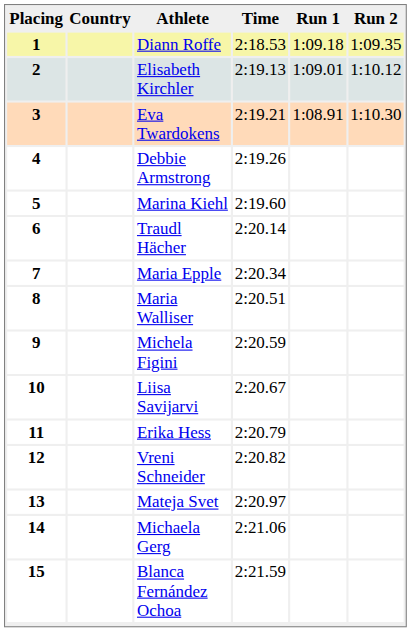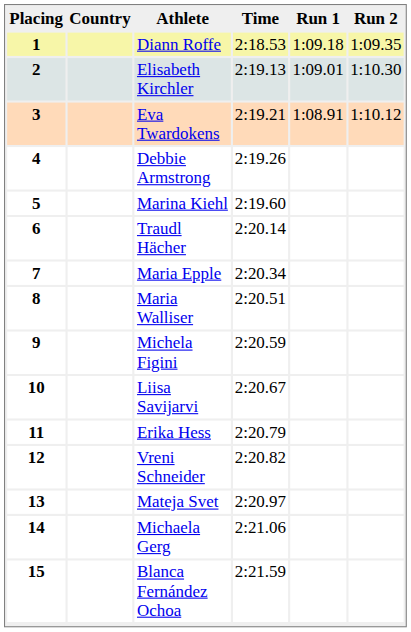(376, 69) 1:10.12 -> (376, 69) 1:10.30
(376, 114) 1:10.30 -> (376, 114) 1:10.12
